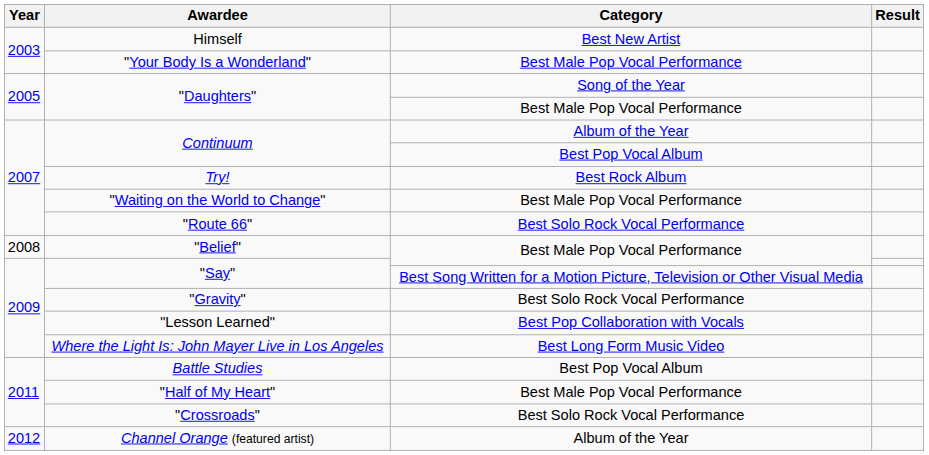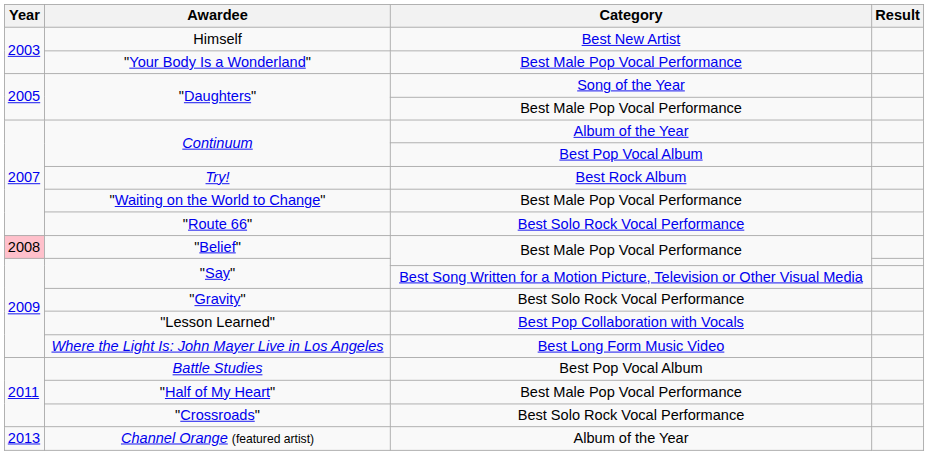(24, 246) no background -> (24, 246) pink background
(24, 438) 2012 -> (24, 438) 2013
